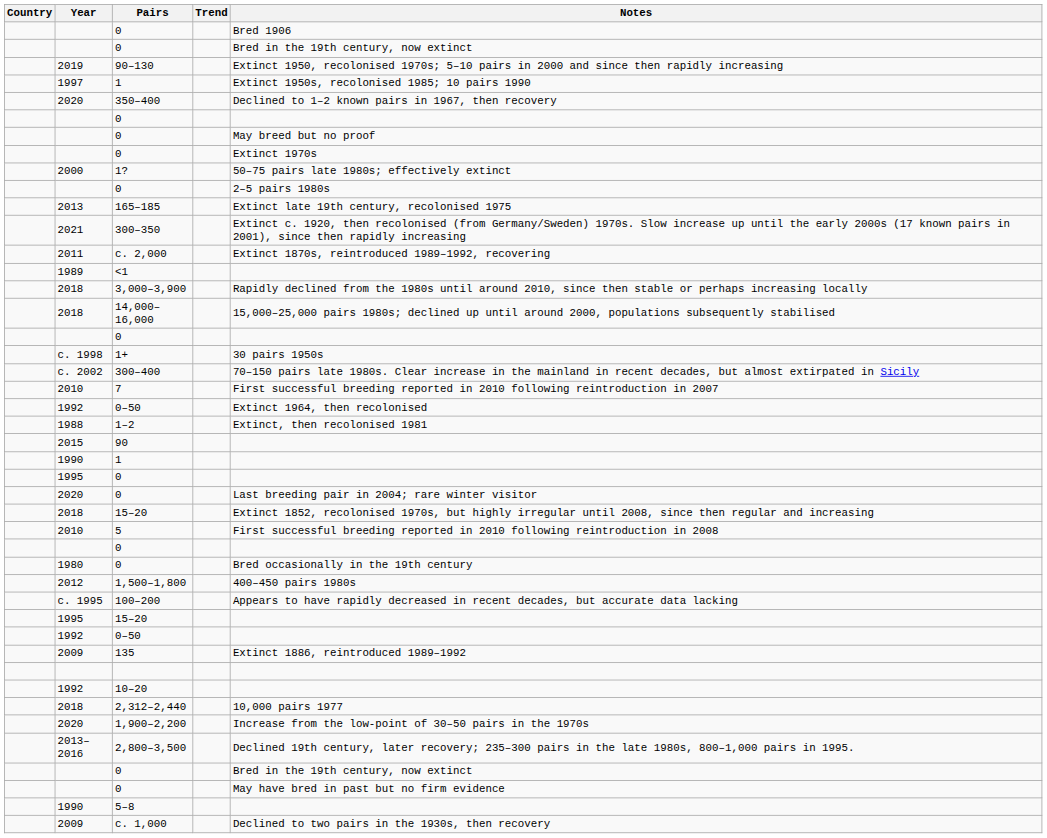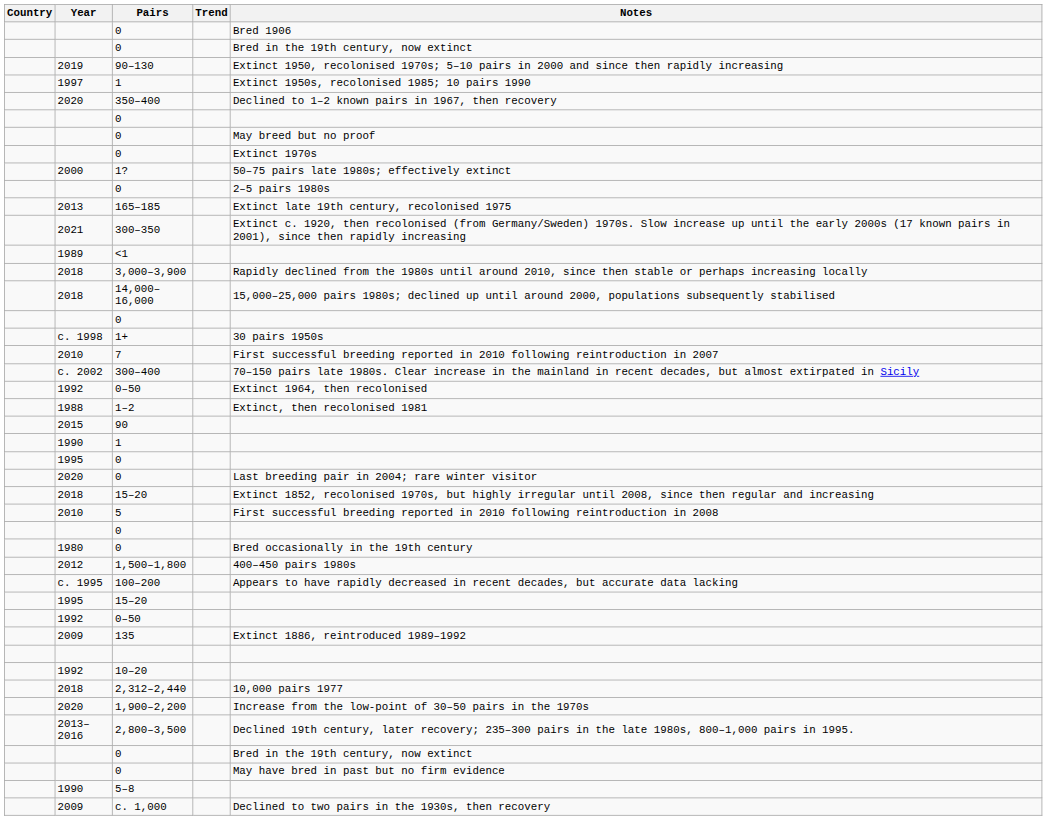- row: (70, 254)
rows swapped: (70, 390) <-> (80, 372)
